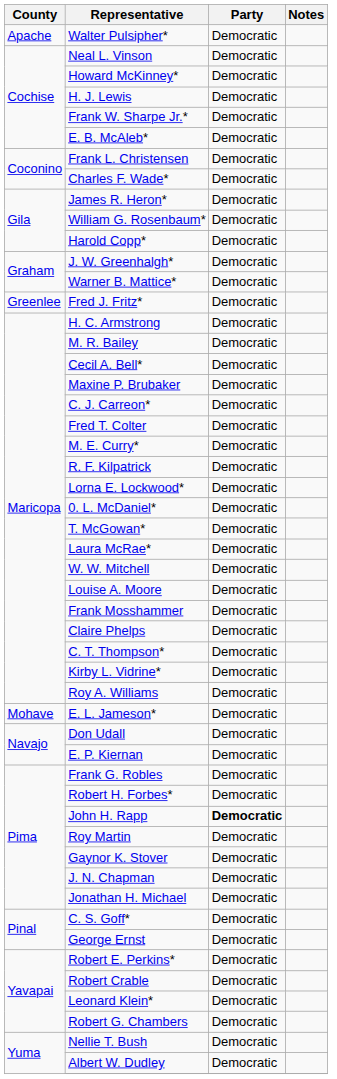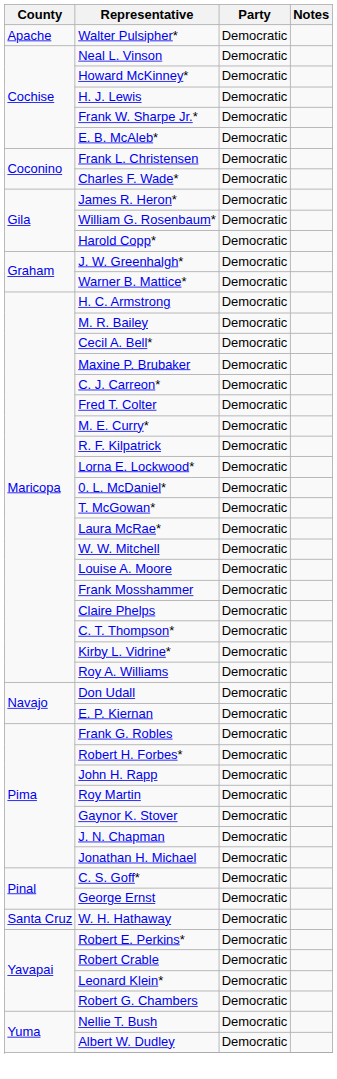- row: (105, 302)
- row: (112, 713)
(247, 816) bold -> (255, 775) normal
+ row: (125, 919)
